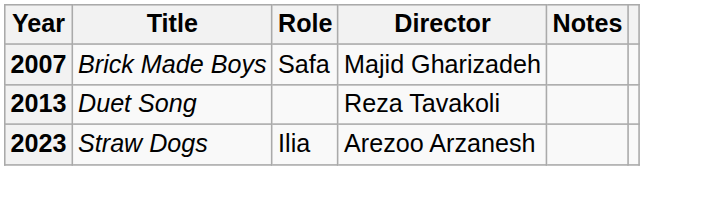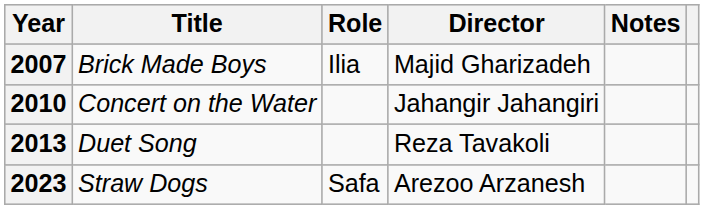(304, 64) Safa -> (344, 64) Ilia
+ row: (39, 104)
(294, 143) Ilia -> (354, 183) Safa
